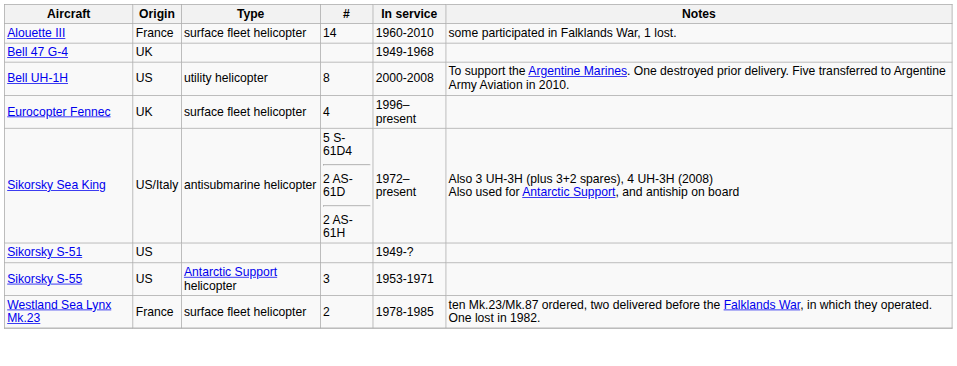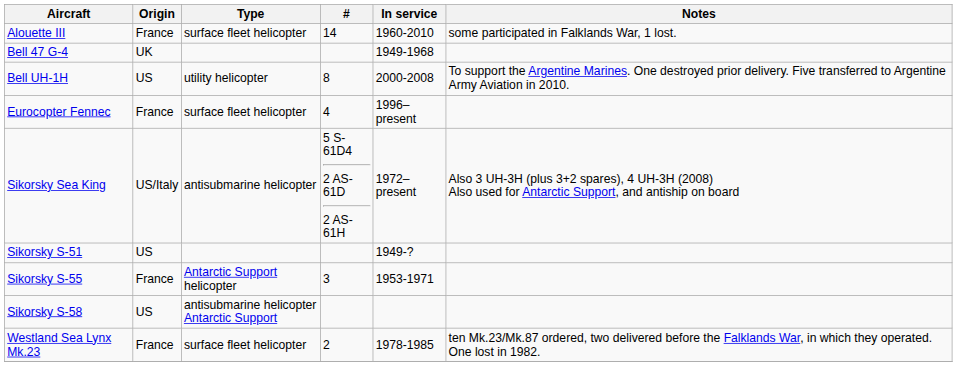(144, 111) UK -> (155, 111) France
(144, 279) US -> (155, 279) France
+ row: (45, 312)
